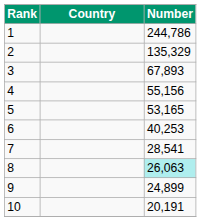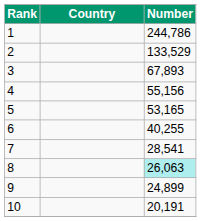(169, 52) 135,329 -> (169, 52) 133,529
(166, 129) 40,253 -> (166, 129) 40,255
